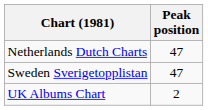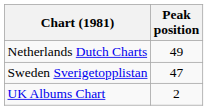(176, 51) 47 -> (176, 51) 49
